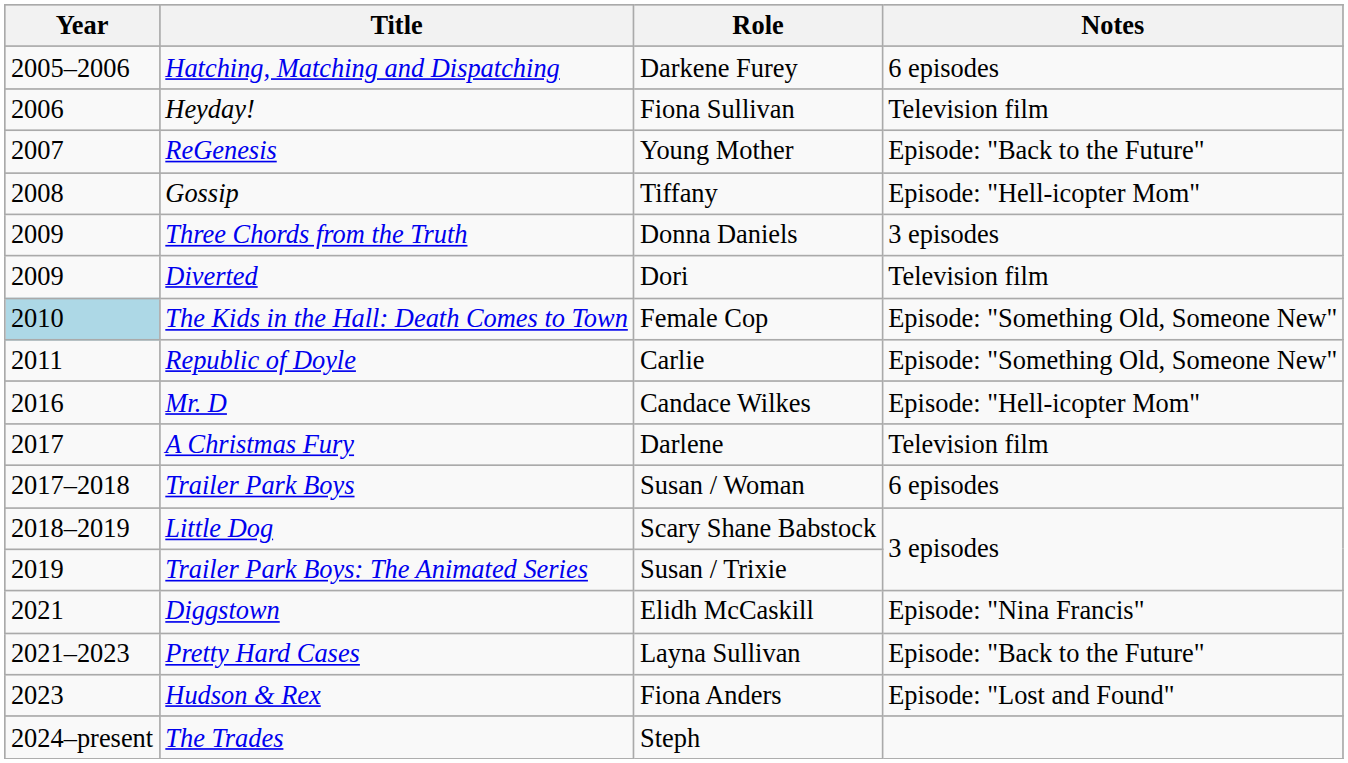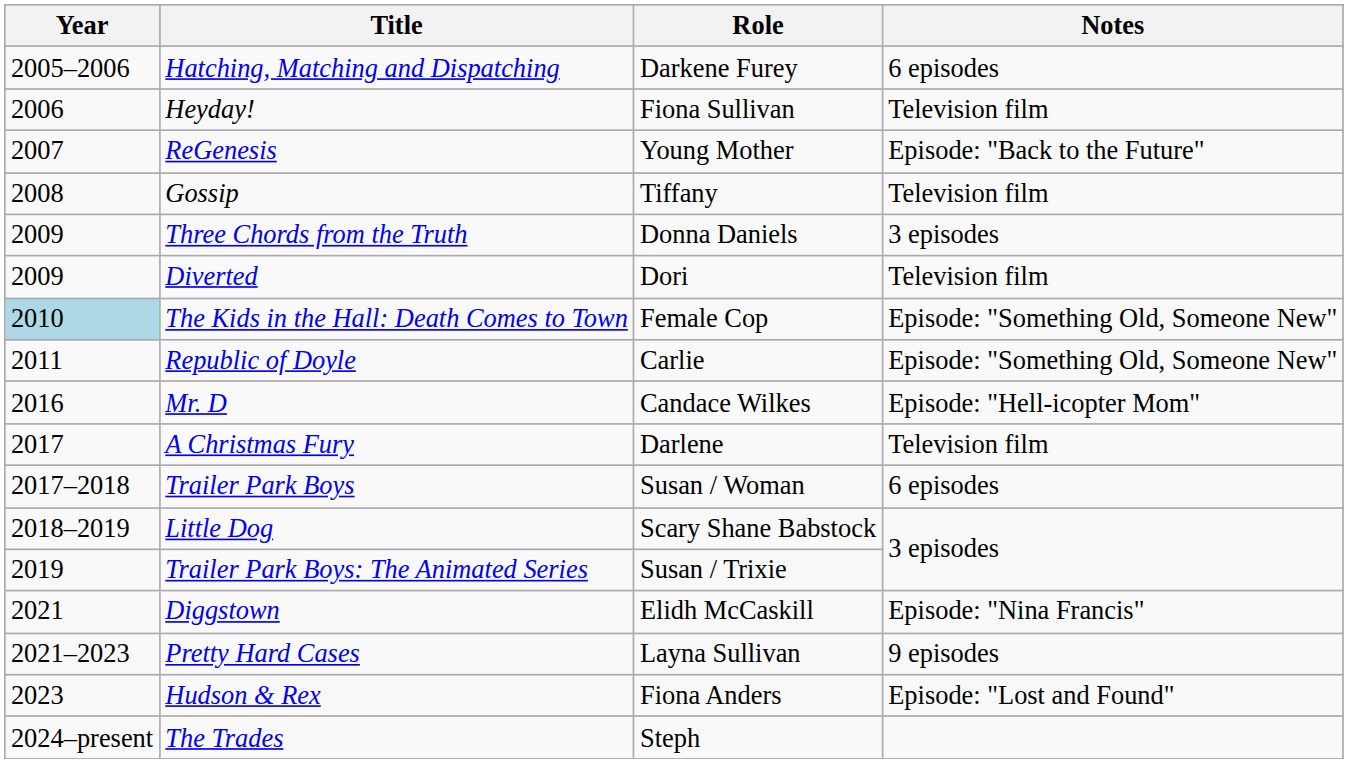(1044, 192) Episode: "Hell-icopter Mom" -> (968, 192) Television film
(1046, 653) Episode: "Back to the Future" -> (944, 653) 9 episodes
